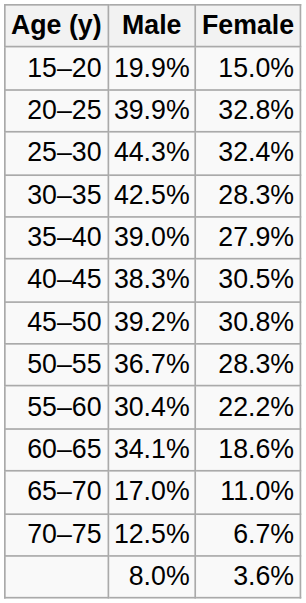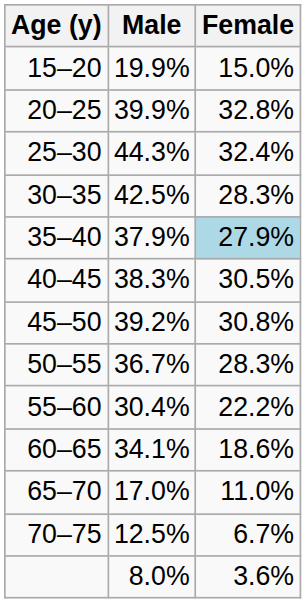(152, 237) 39.0% -> (152, 237) 37.9%
(256, 237) no background -> (256, 237) lightblue background
